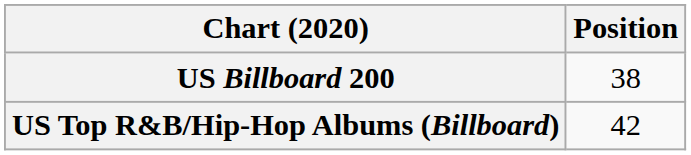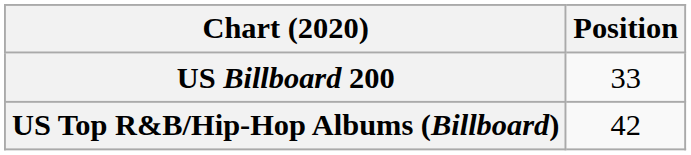(626, 76) 38 -> (626, 76) 33
